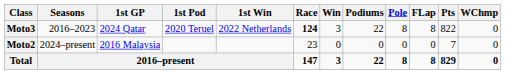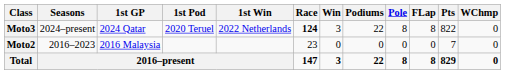(72, 28) 2016–2023 -> (67, 28) 2024–present
(67, 45) 2024–present -> (72, 45) 2016–2023
